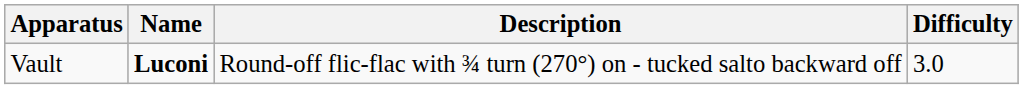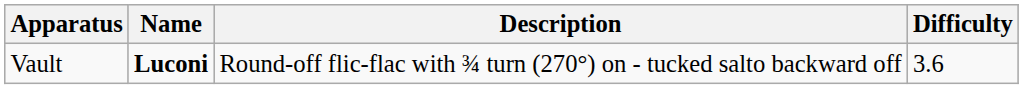(928, 63) 3.0 -> (928, 63) 3.6
